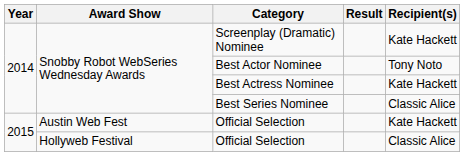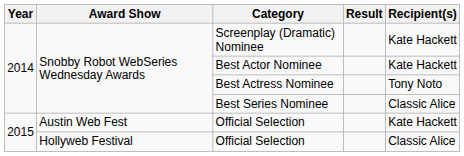(415, 65) Tony Noto -> (423, 65) Kate Hackett
(423, 84) Kate Hackett -> (415, 84) Tony Noto
